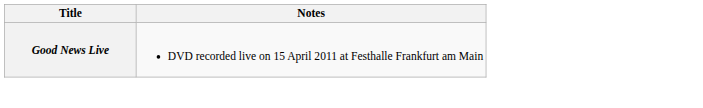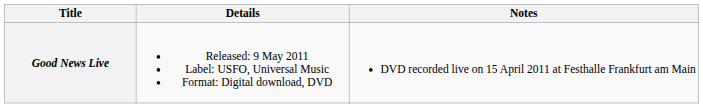+ column: (243, 13)
